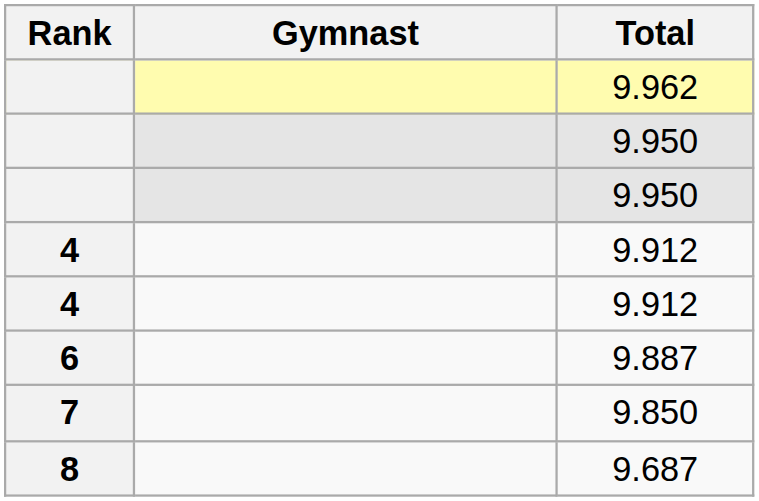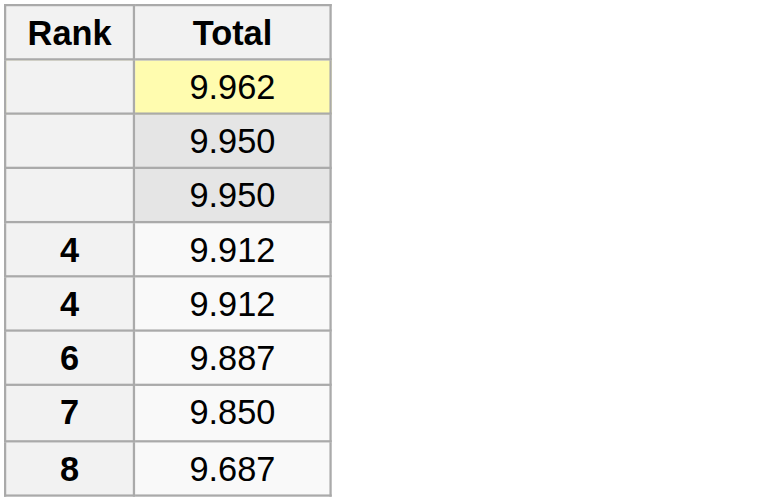- column: (345, 33)
